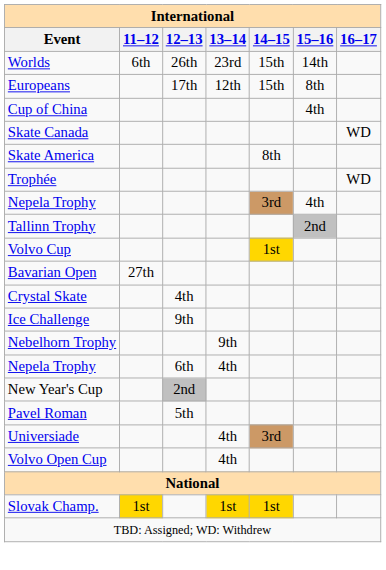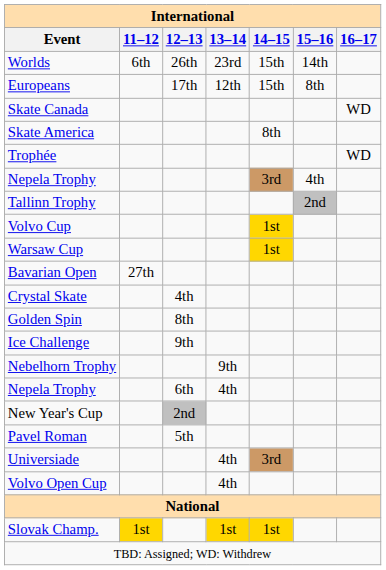- row: (48, 109)
+ row: (45, 249)
+ row: (45, 319)
